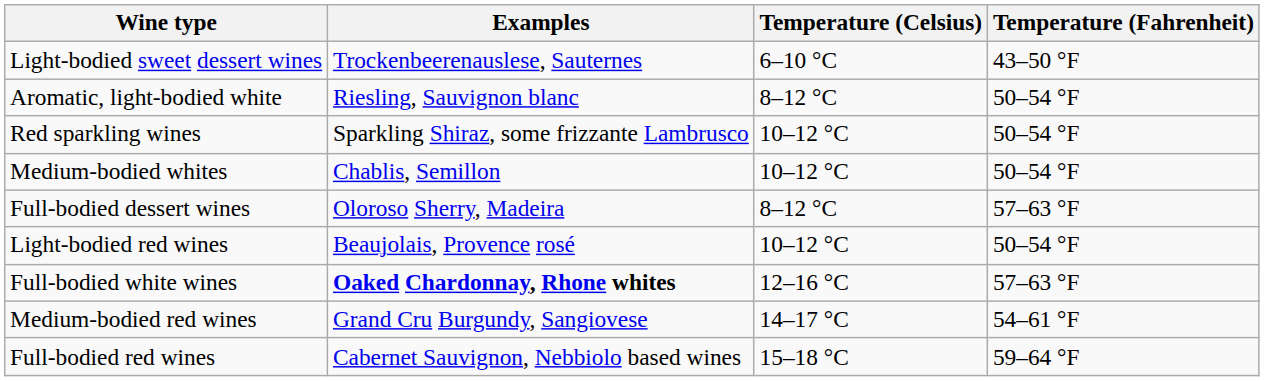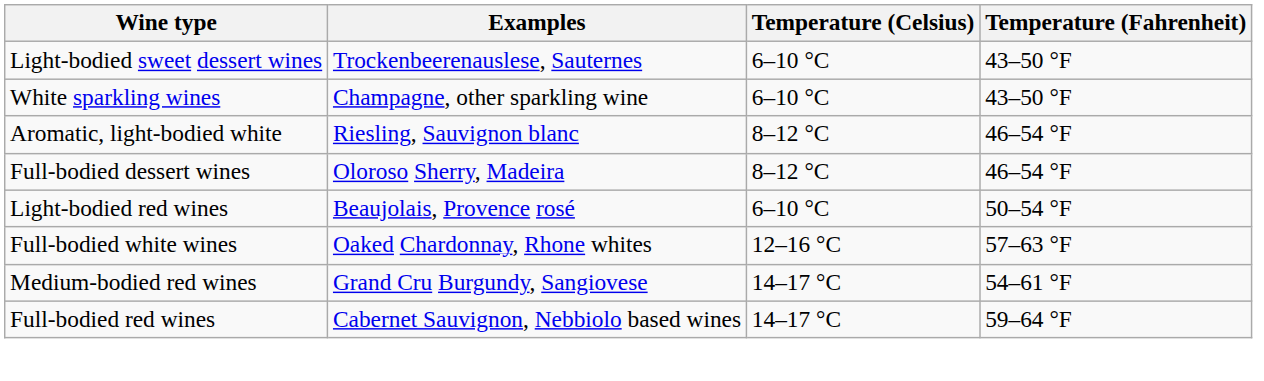+ row: (115, 97)
(1036, 97) 50–54 °F -> (1028, 134) 46–54 °F
- row: (105, 134)
- row: (119, 171)
(1036, 208) 57–63 °F -> (1028, 171) 46–54 °F
(804, 245) 10–12 °C -> (791, 208) 6–10 °C
(504, 282) bold -> (492, 245) normal
(804, 356) 15–18 °C -> (796, 319) 14–17 °C
